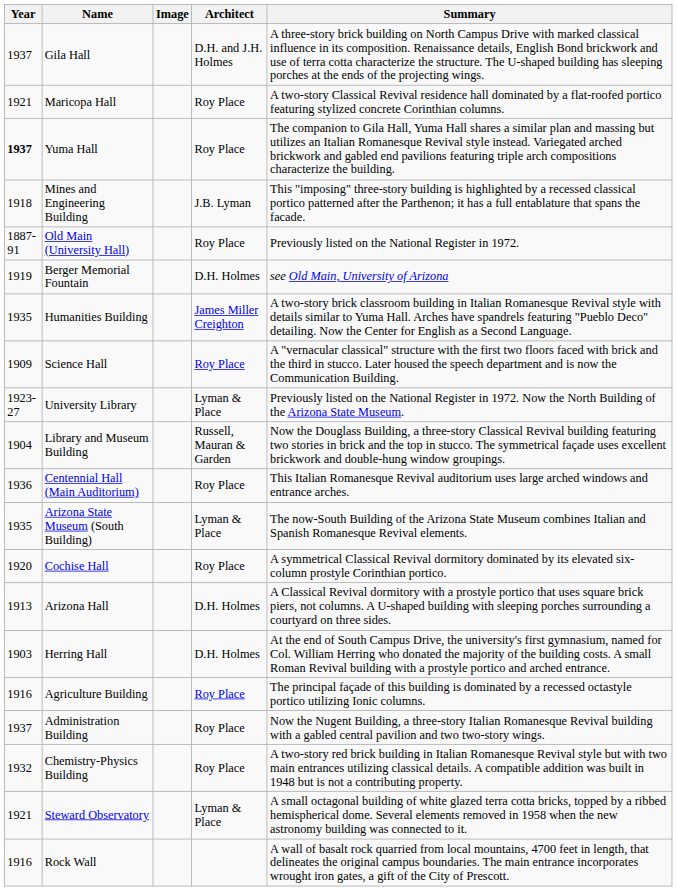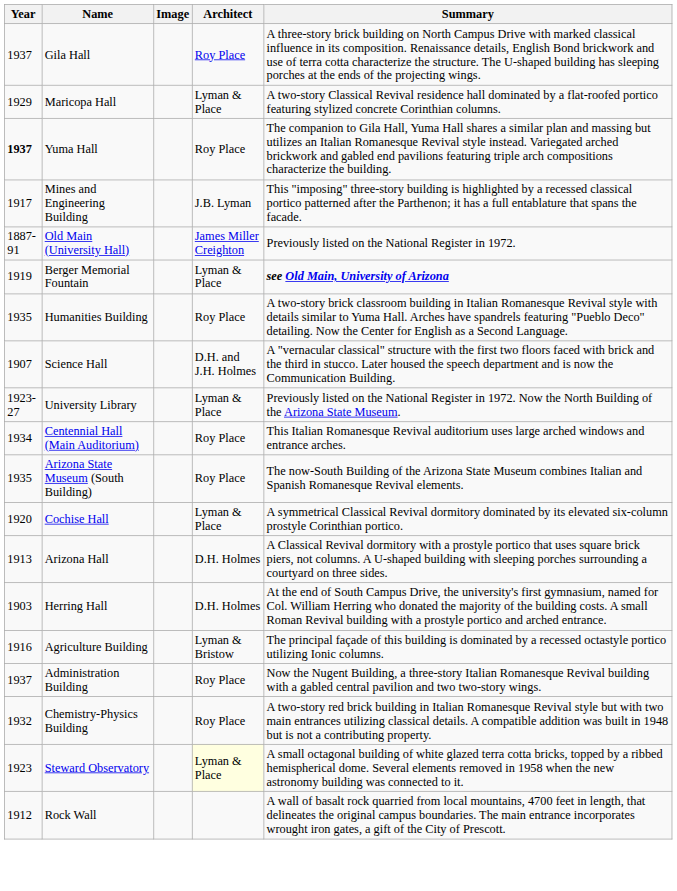(228, 54) D.H. and J.H. Holmes -> (220, 54) Roy Place
(20, 101) 1921 -> (20, 101) 1929
(220, 101) Roy Place -> (218, 101) Lyman & Place
(20, 203) 1918 -> (20, 203) 1917
(220, 243) Roy Place -> (227, 243) James Miller Creighton
(227, 277) D.H. Holmes -> (218, 277) Lyman & Place
(359, 277) normal -> (358, 277) bold
(226, 317) James Miller Creighton -> (220, 317) Roy Place
(20, 364) 1909 -> (20, 364) 1907
(220, 364) Roy Place -> (225, 364) D.H. and J.H. Holmes
- row: (97, 445)
(20, 485) 1936 -> (20, 438) 1934
(218, 525) Lyman & Place -> (220, 478) Roy Place
(220, 566) Roy Place -> (218, 519) Lyman & Place
(220, 694) Roy Place -> (218, 646) Lyman & Bristow
(20, 815) 1921 -> (20, 767) 1923
(218, 815) no background -> (218, 767) lightyellow background
(20, 862) 1916 -> (20, 815) 1912
